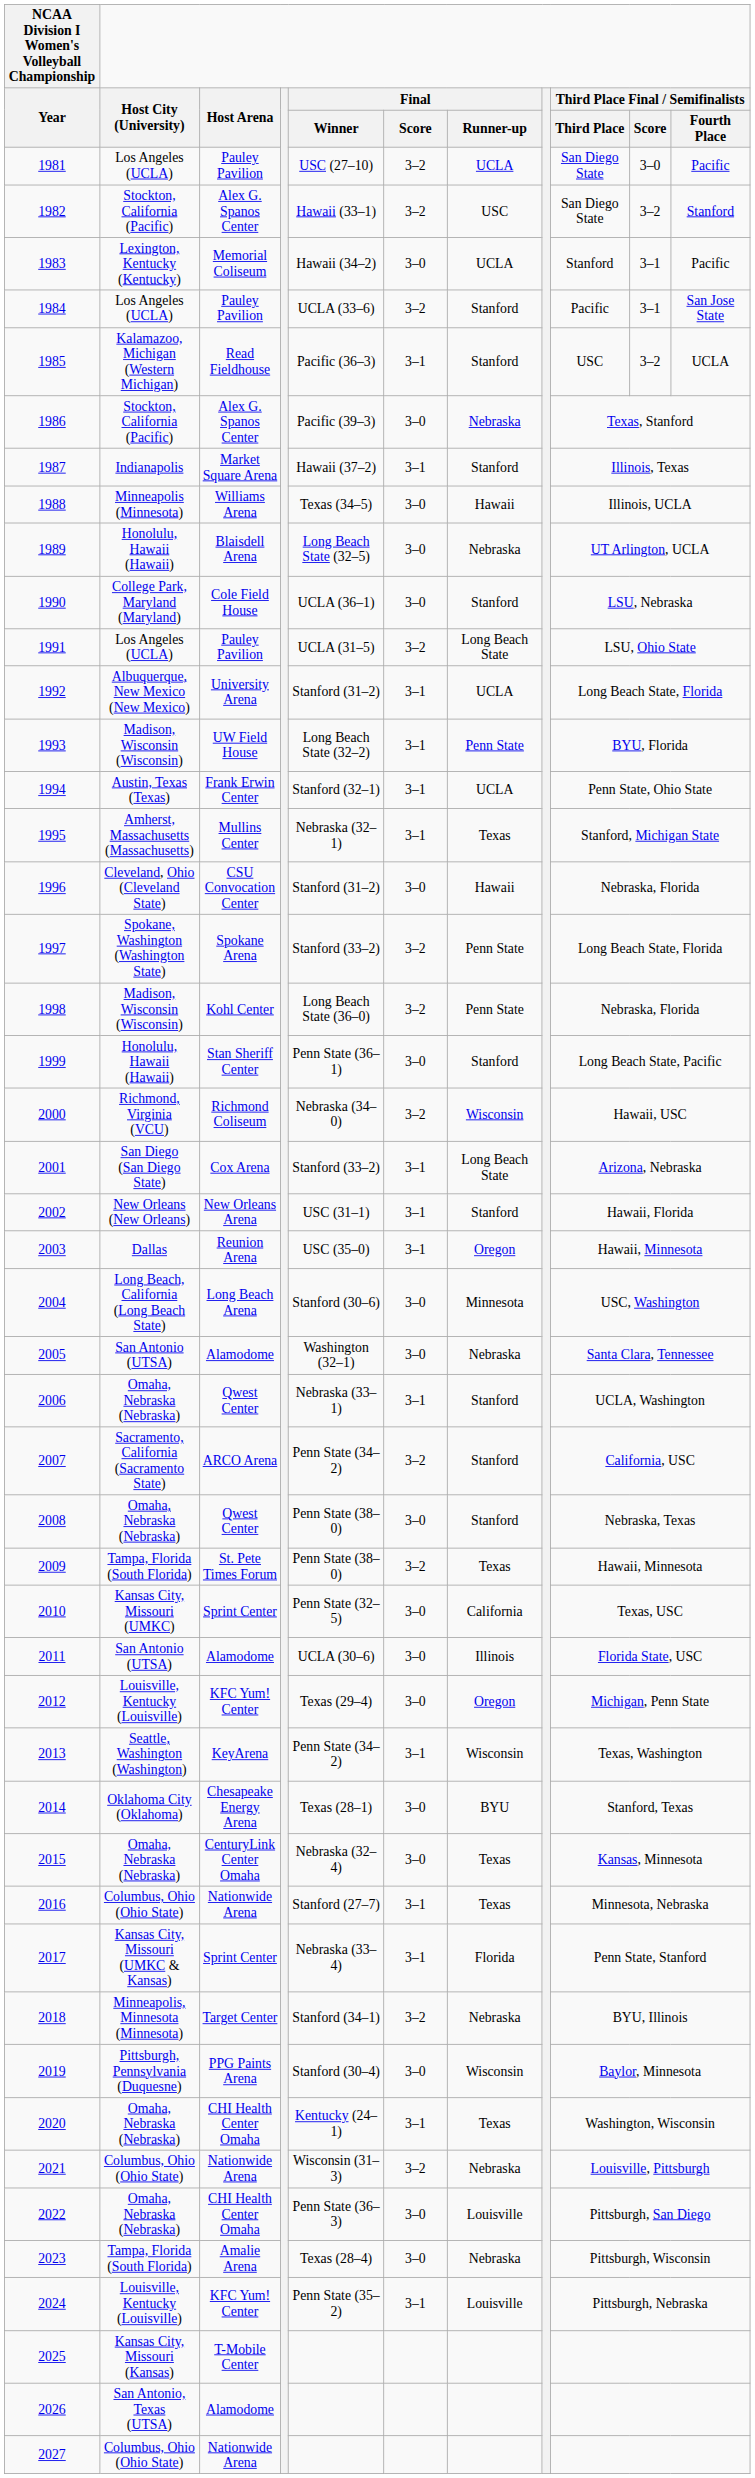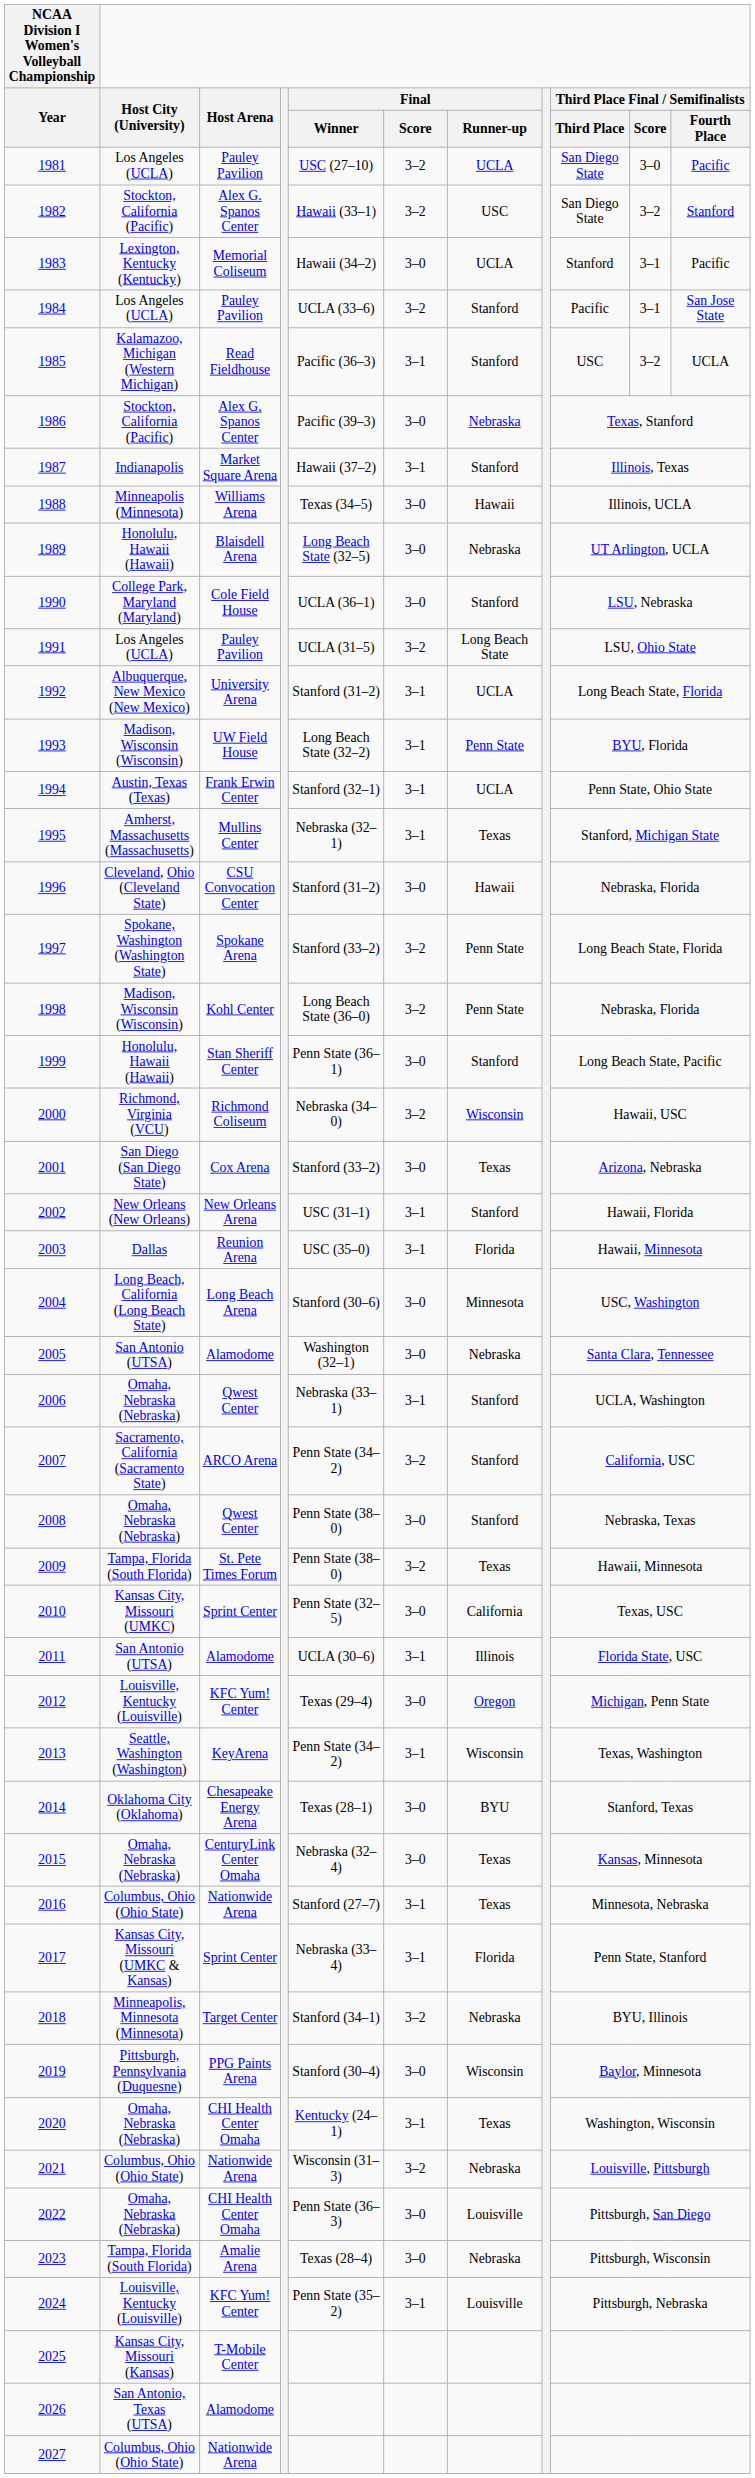(415, 1167) 3–1 -> (415, 1167) 3–0
(495, 1167) Long Beach State -> (495, 1167) Texas
(495, 1249) Oregon -> (495, 1249) Florida
(415, 1656) 3–0 -> (415, 1656) 3–1
